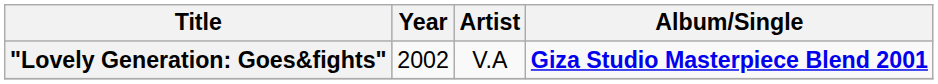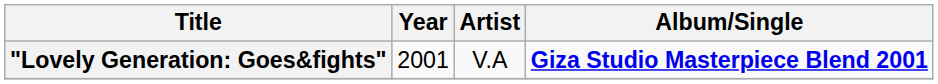(423, 59) 2002 -> (423, 59) 2001
